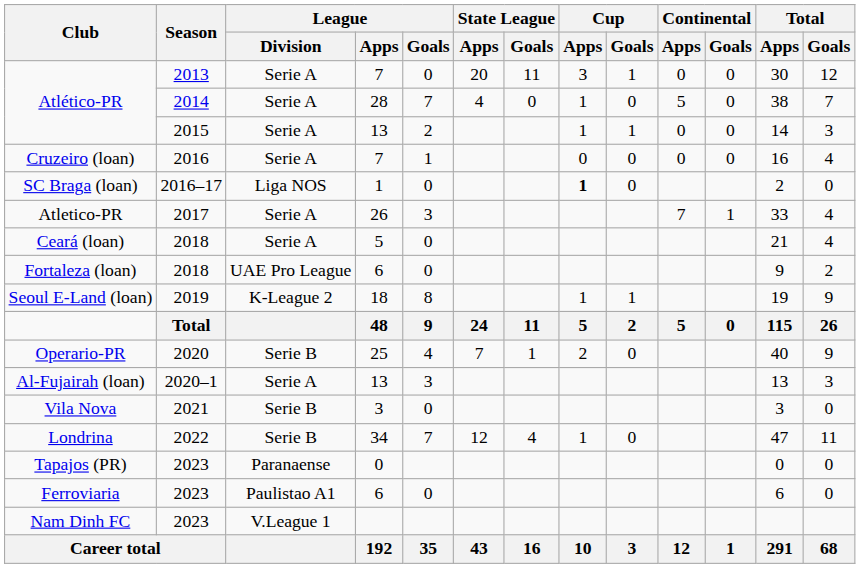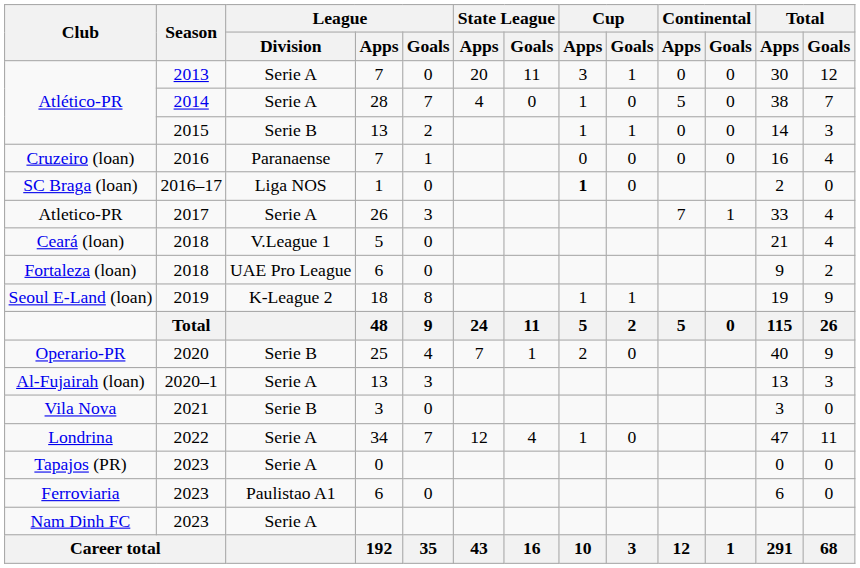(291, 130) Serie A -> (291, 130) Serie B
(291, 158) Serie A -> (291, 158) Paranaense
(291, 241) Serie A -> (291, 241) V.League 1
(291, 437) Serie B -> (291, 437) Serie A
(291, 465) Paranaense -> (291, 465) Serie A
(291, 520) V.League 1 -> (291, 520) Serie A
